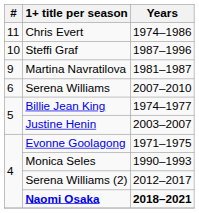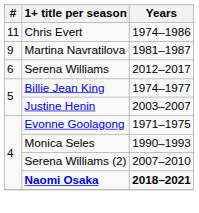- row: (52, 50)
(162, 87) 2007–2010 -> (161, 69) 2012–2017
(162, 180) 2012–2017 -> (161, 161) 2007–2010
